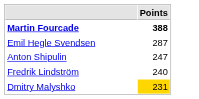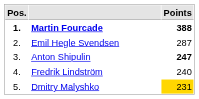+ column: (17, 12)
(160, 57) normal -> (184, 57) bold
